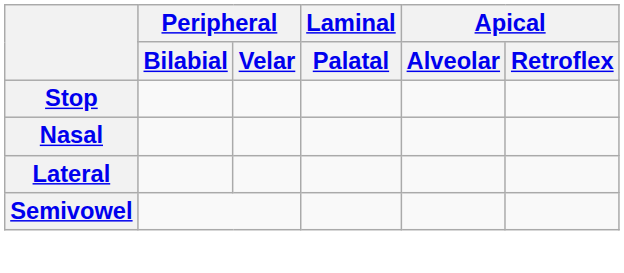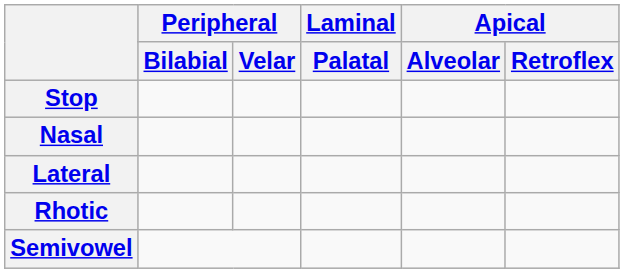+ row: (71, 211)
